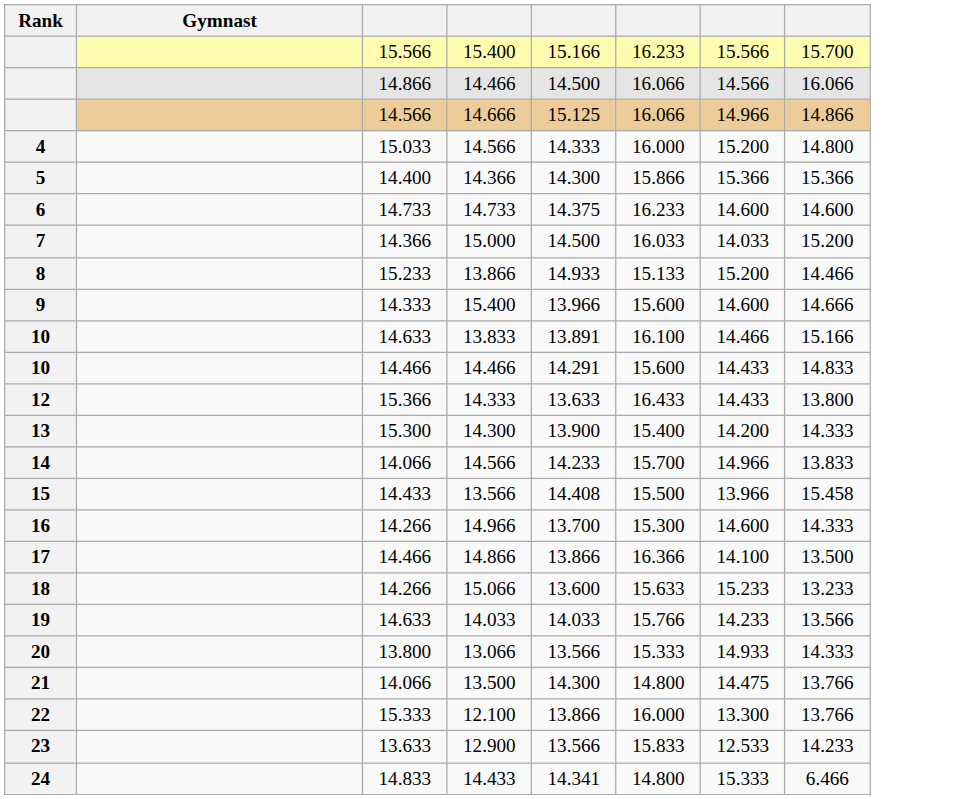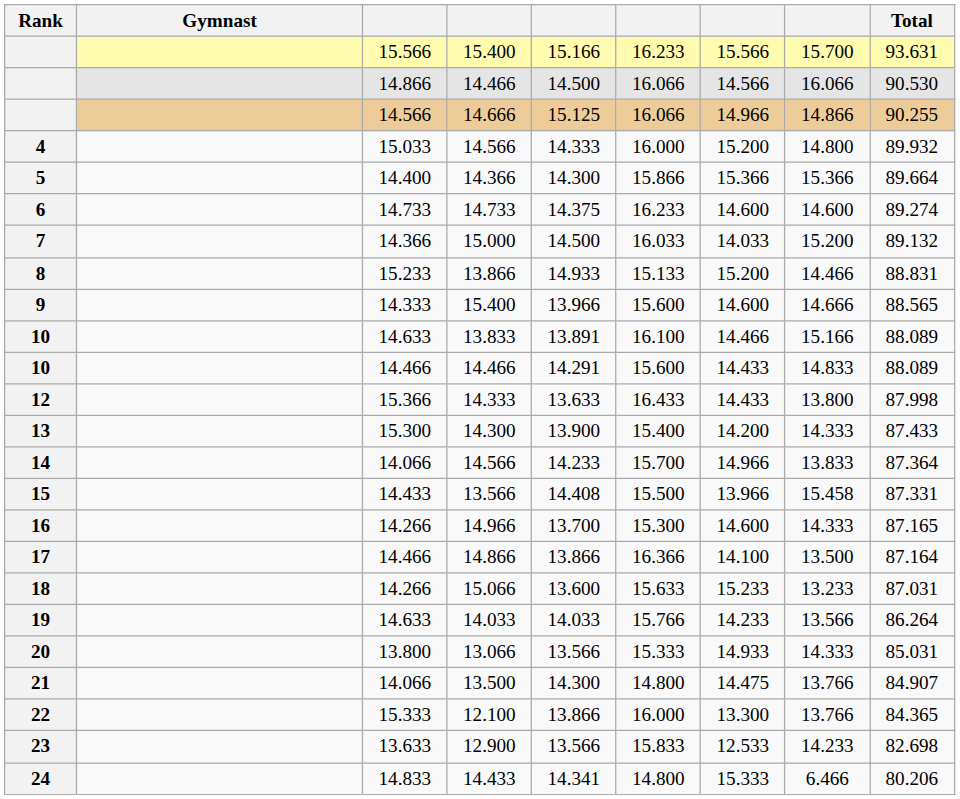+ column: (912, 20)
